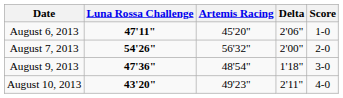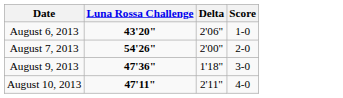- column: (236, 13)
(140, 31) 47'11" -> (140, 31) 43'20"
(140, 84) 43'20" -> (140, 84) 47'11"
